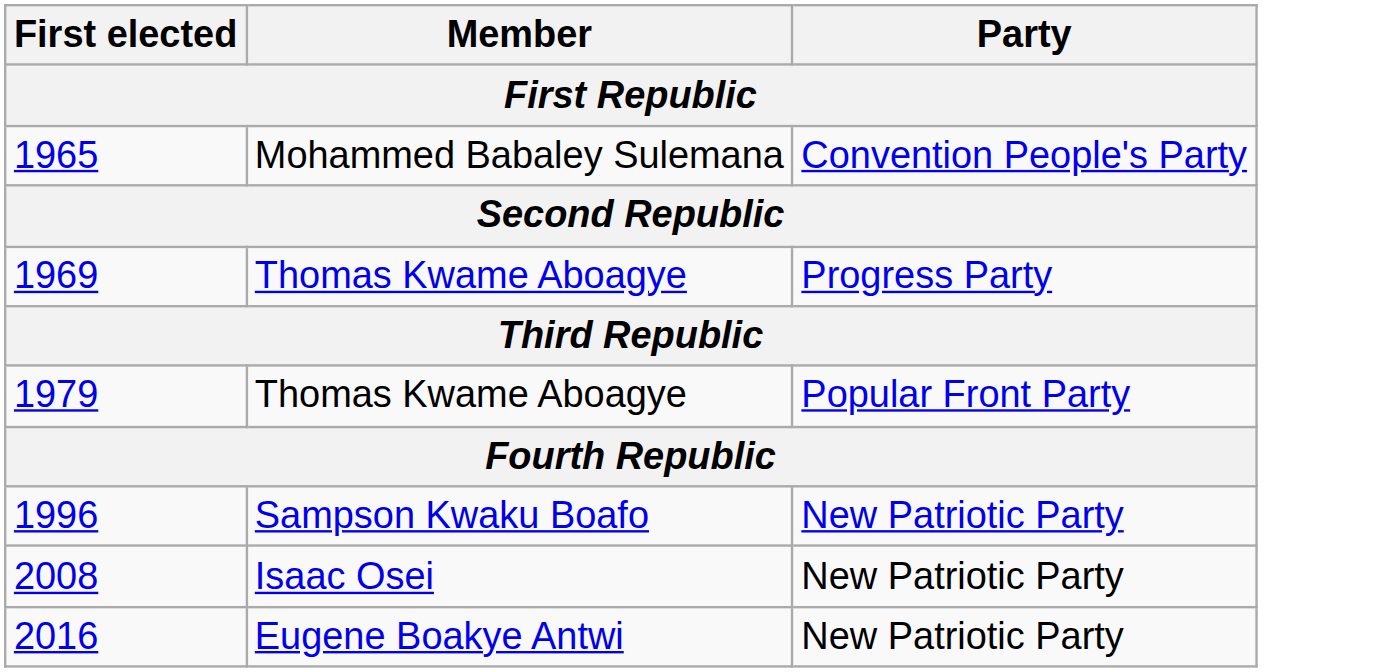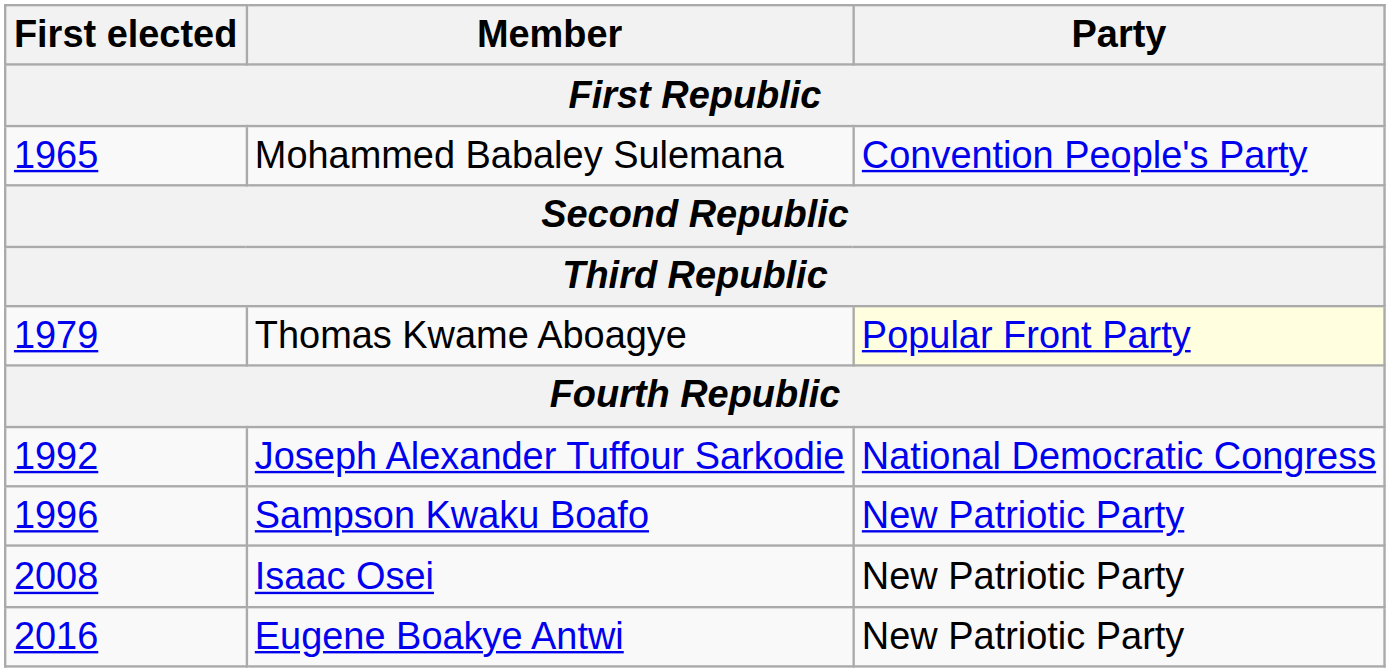- row: (56, 275)
(966, 395) no background -> (1026, 335) lightyellow background
+ row: (56, 455)
